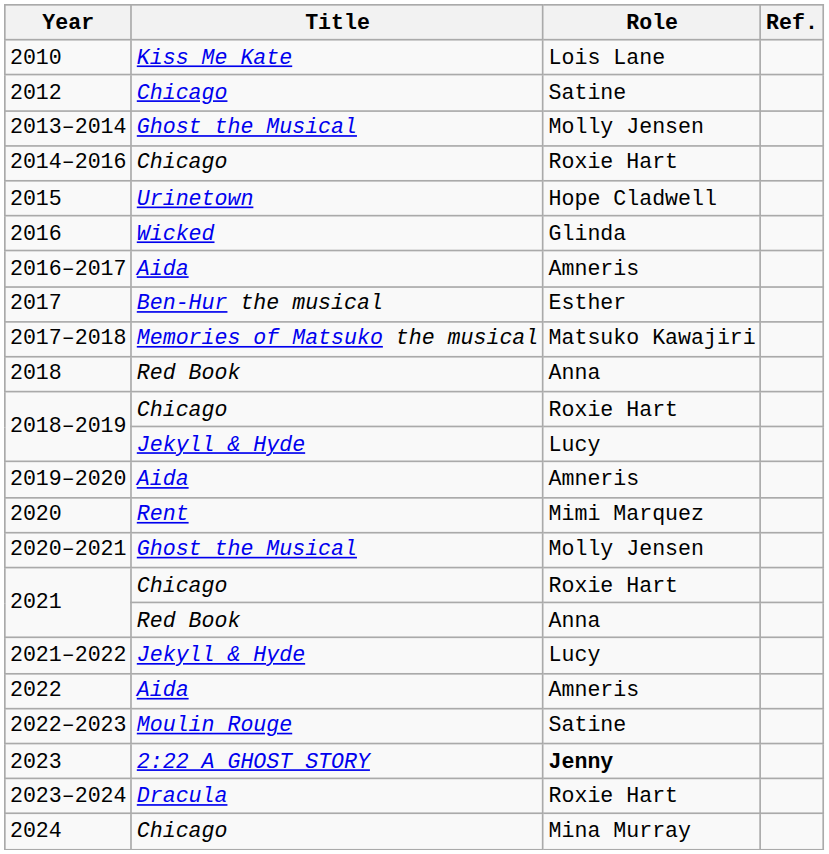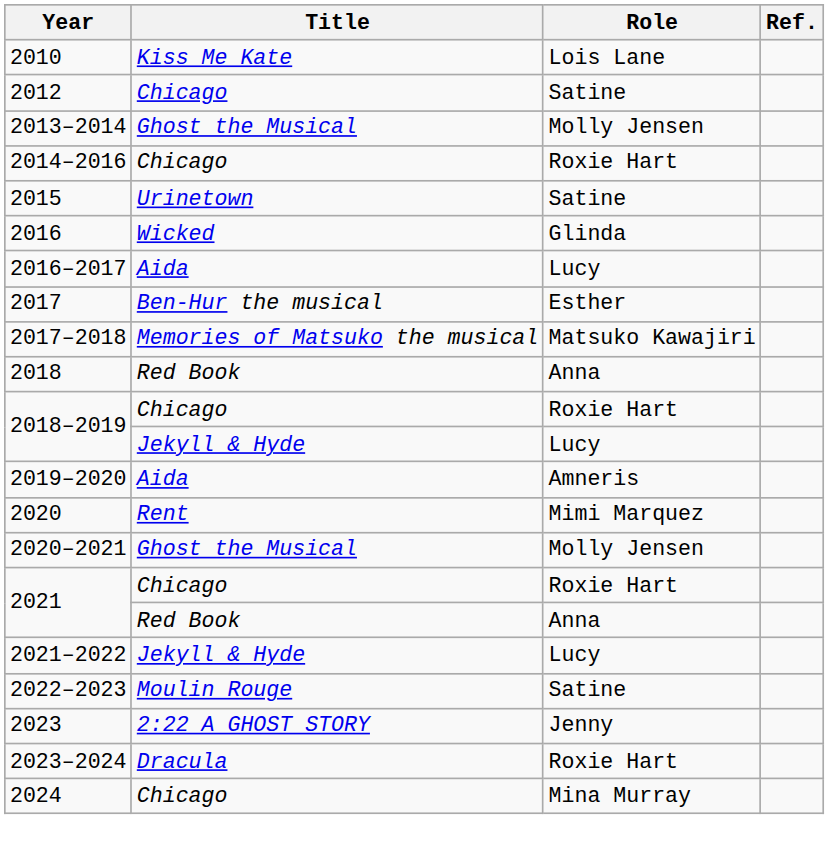(633, 198) Hope Cladwell -> (587, 198) Satine
(594, 269) Amneris -> (574, 269) Lucy
- row: (36, 691)
(581, 761) bold -> (581, 726) normal
